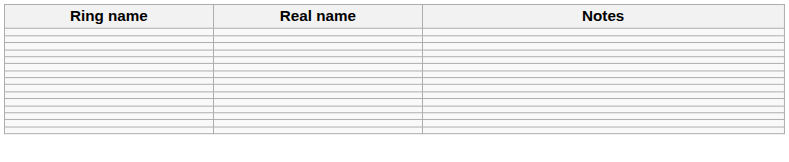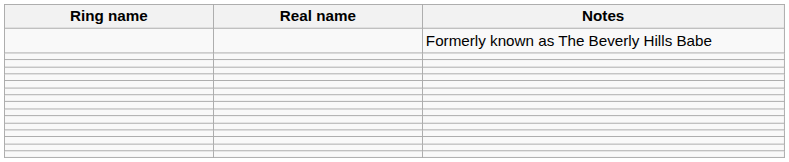+ row: (109, 41)
